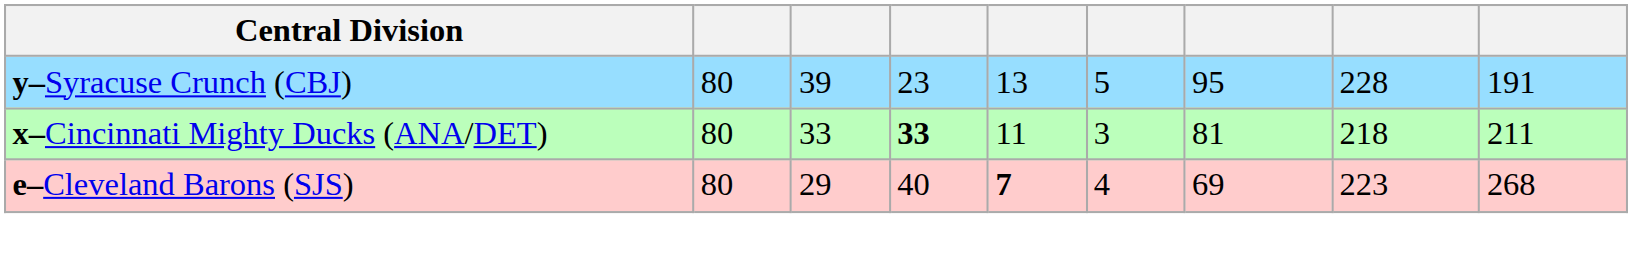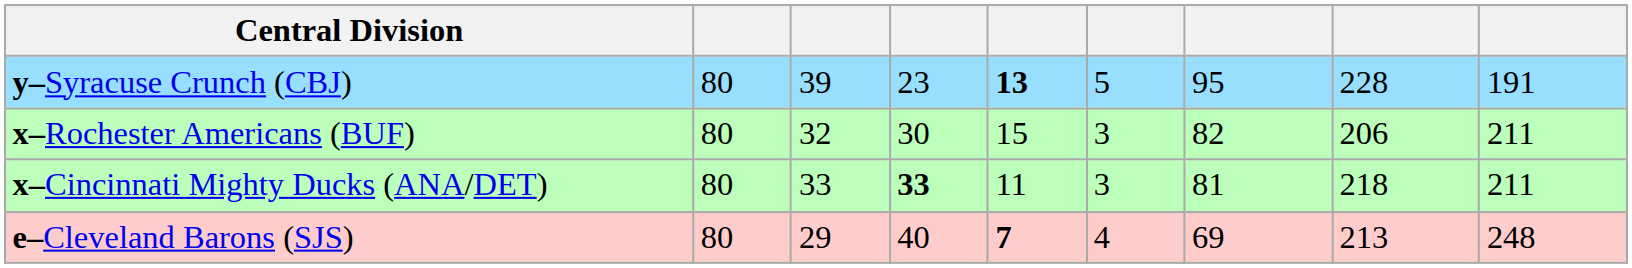(1012, 81) normal -> (1012, 81) bold
+ row: (214, 133)
(1364, 184) 223 -> (1364, 236) 213
(1511, 184) 268 -> (1511, 236) 248
